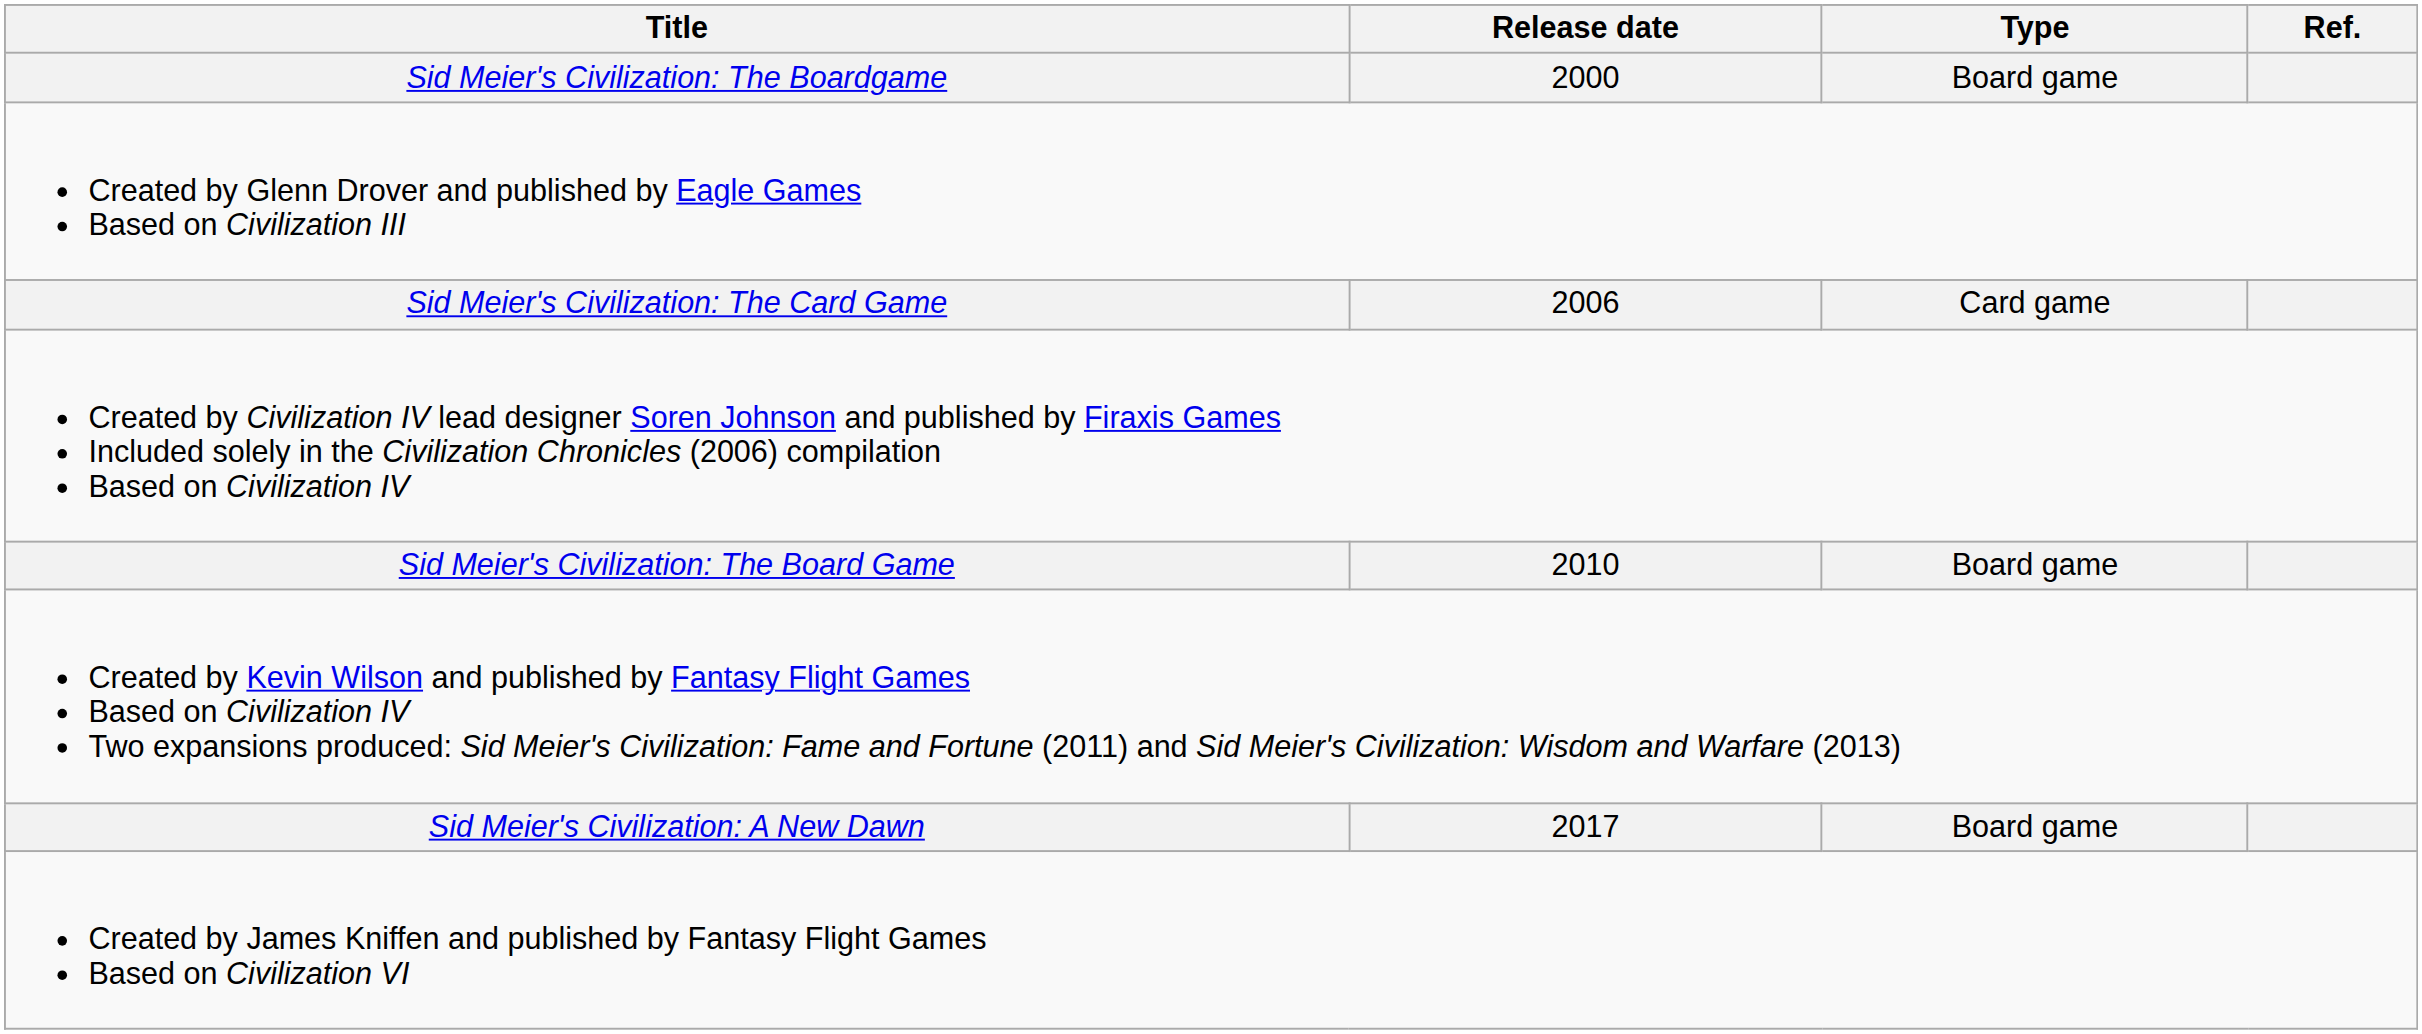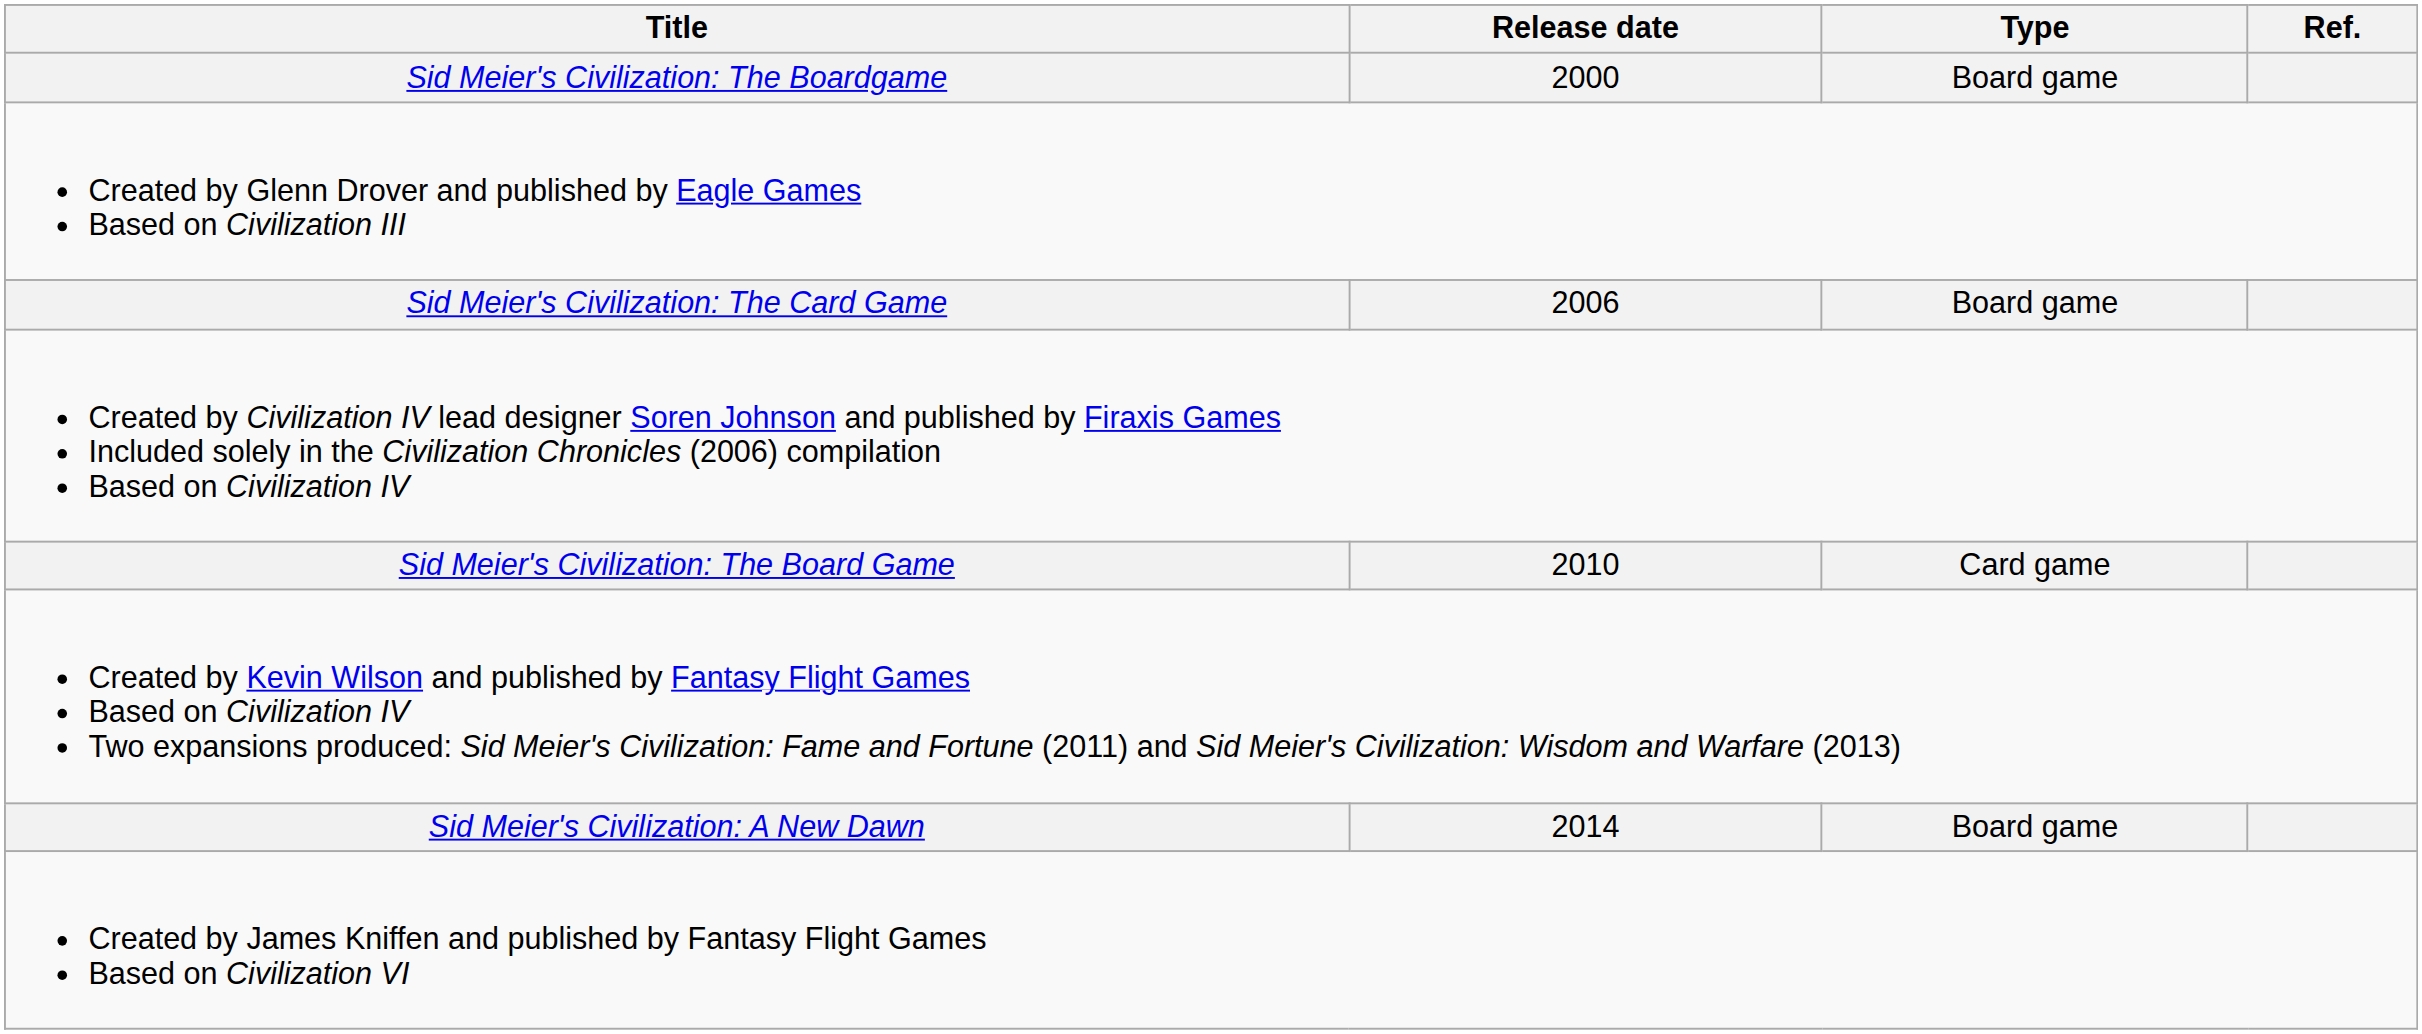(2035, 304) Card game -> (2035, 304) Board game
(2035, 565) Board game -> (2035, 565) Card game
(1585, 826) 2017 -> (1585, 826) 2014
